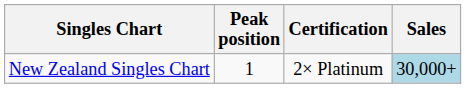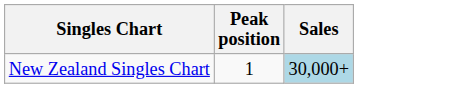- column: (338, 29)
